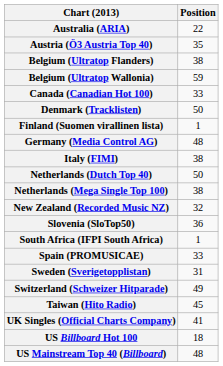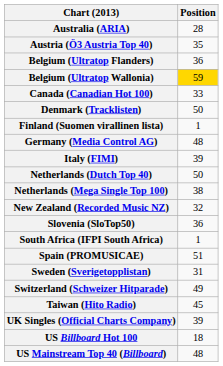(198, 28) 22 -> (198, 28) 28
(198, 61) 38 -> (198, 61) 36
(198, 77) no background -> (198, 77) gold background
(198, 158) 38 -> (198, 158) 39
(198, 256) 33 -> (198, 256) 51
(198, 321) 41 -> (198, 321) 39
